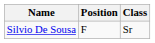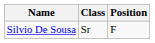columns swapped: (99, 13) <-> (135, 13)
